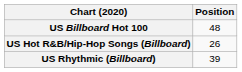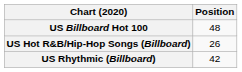(215, 59) 39 -> (215, 59) 42
